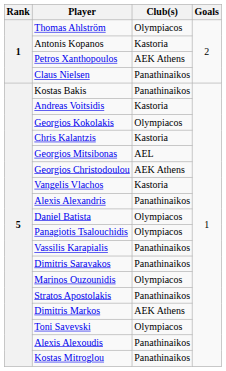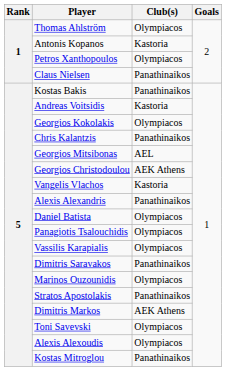(160, 59) AEK Athens -> (158, 59) Olympiacos
(151, 138) Kastoria -> (162, 138) Panathinaikos
(162, 248) Panathinaikos -> (158, 248) Olympiacos
(162, 342) Panathinaikos -> (158, 342) Olympiacos
